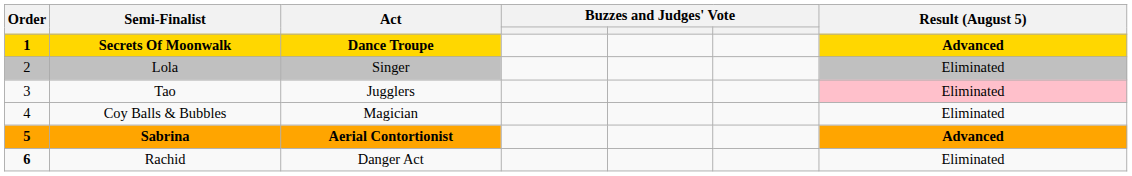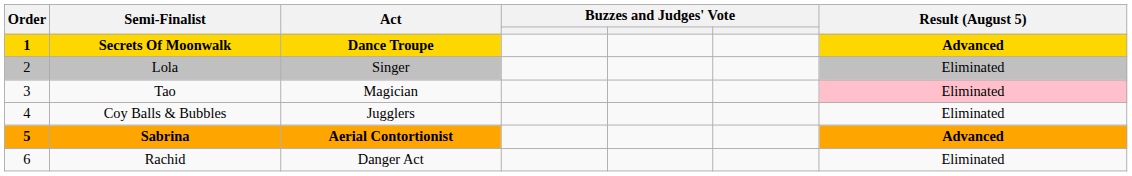(391, 91) Jugglers -> (391, 91) Magician
(391, 113) Magician -> (391, 113) Jugglers
(27, 159) bold -> (27, 159) normal
